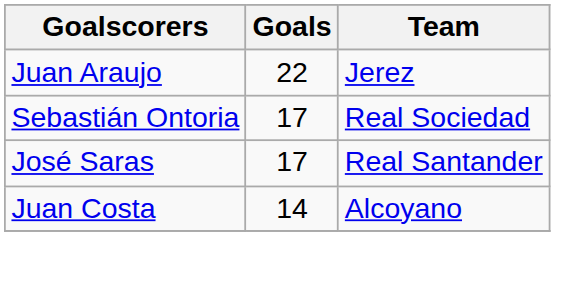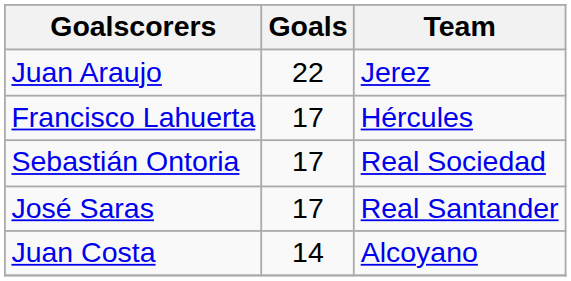+ row: (133, 117)
